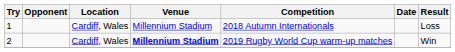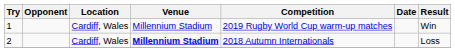(278, 26) 2018 Autumn Internationals -> (308, 26) 2019 Rugby World Cup warm-up matches
(430, 26) Loss -> (428, 26) Win
(308, 41) 2019 Rugby World Cup warm-up matches -> (278, 41) 2018 Autumn Internationals
(428, 41) Win -> (430, 41) Loss
